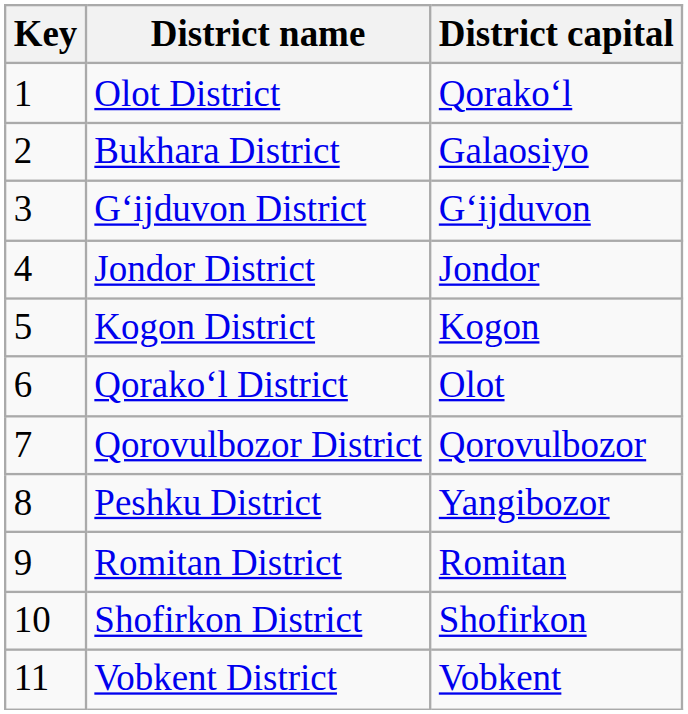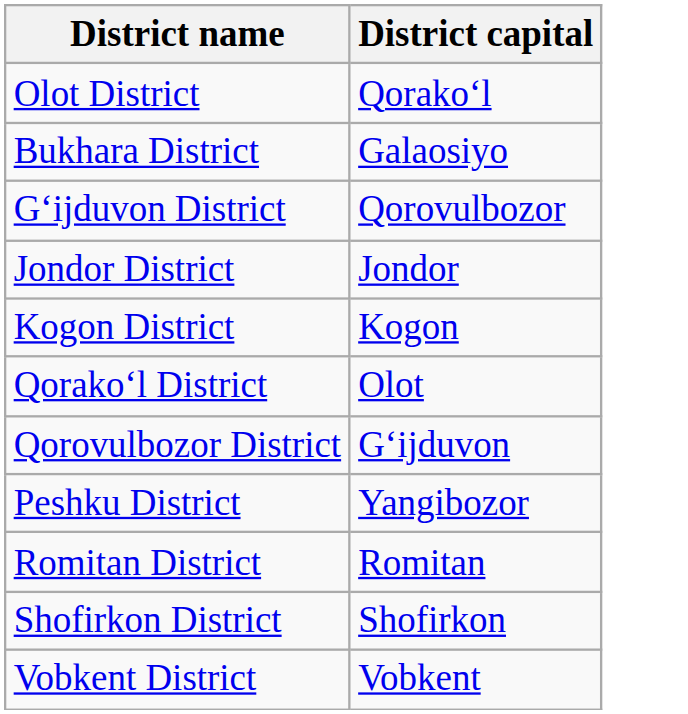- column: (45, 33)
(515, 209) Gʻijduvon -> (462, 209) Qorovulbozor
(543, 444) Qorovulbozor -> (434, 444) Gʻijduvon
